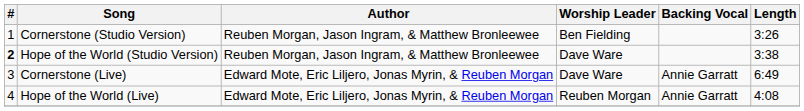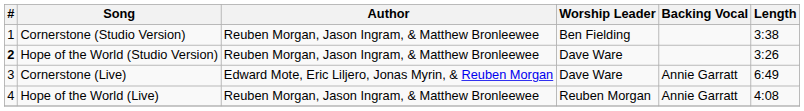(766, 34) 3:26 -> (766, 34) 3:38
(766, 55) 3:38 -> (766, 55) 3:26
(389, 95) Edward Mote, Eric Liljero, Jonas Myrin, & Reuben Morgan -> (381, 95) Reuben Morgan, Jason Ingram, & Matthew Bronleewee
